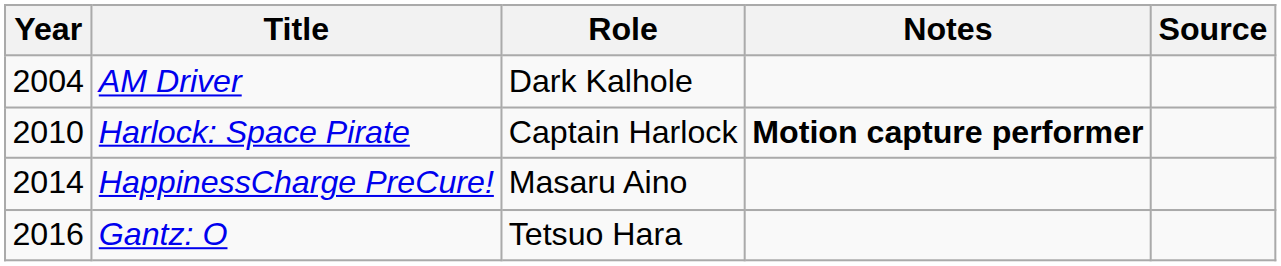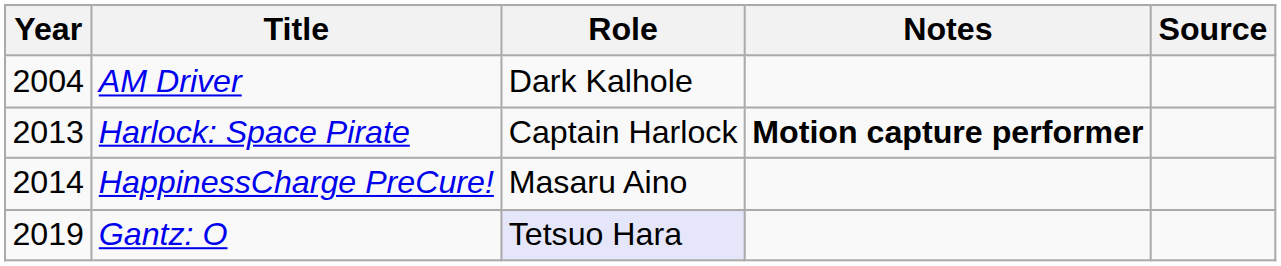(48, 132) 2010 -> (48, 132) 2013
(48, 234) 2016 -> (48, 234) 2019
(595, 234) no background -> (595, 234) lavender background
